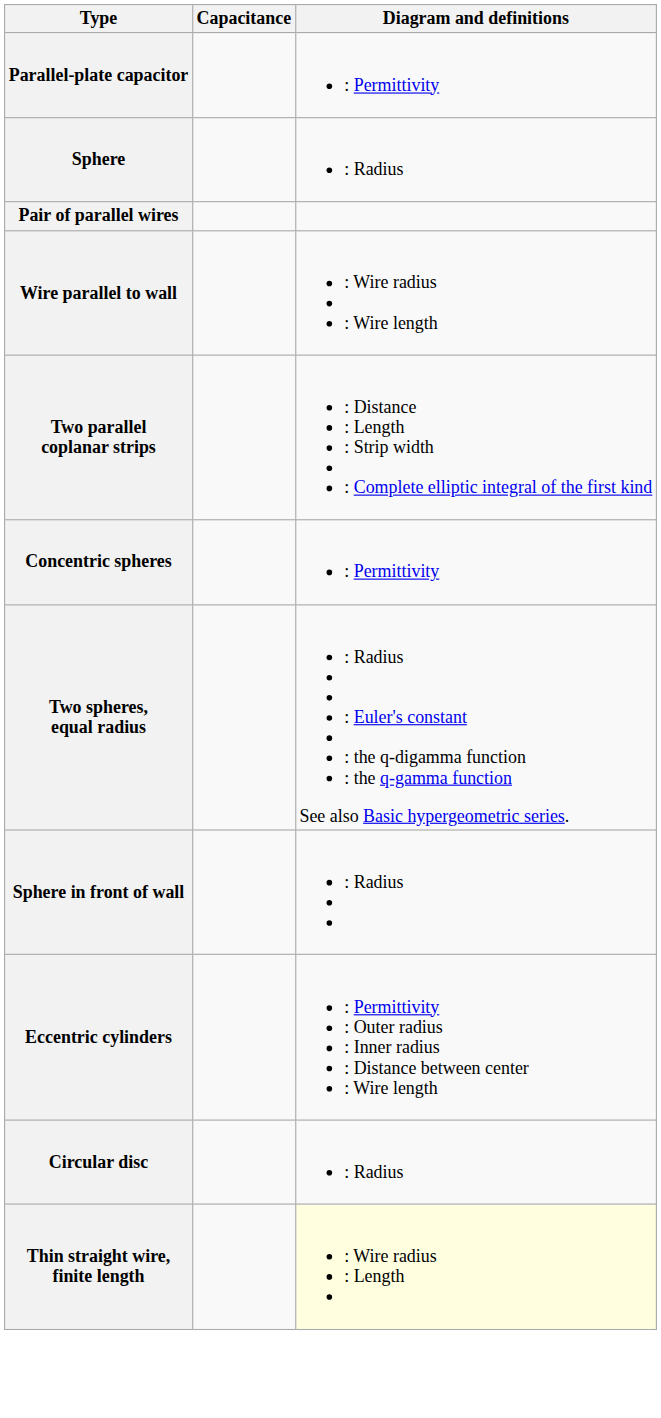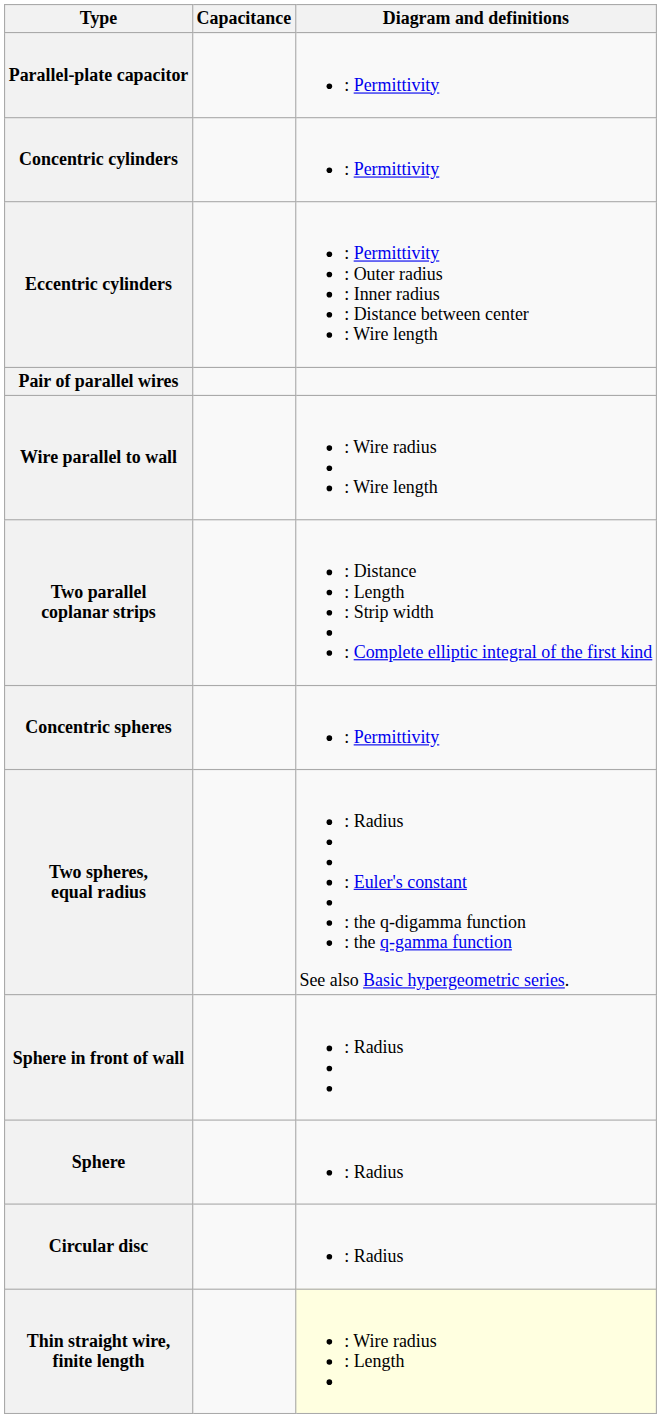+ row: (99, 159)
rows swapped: (99, 1037) <-> (99, 159)
